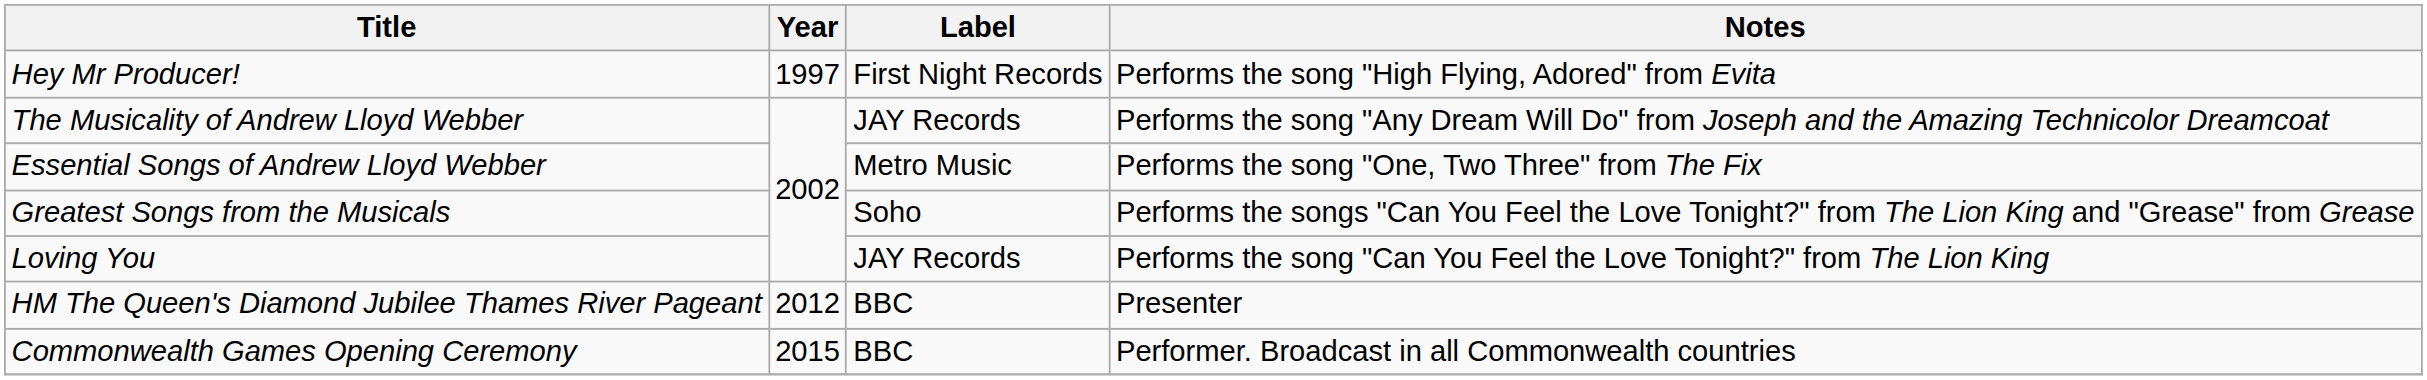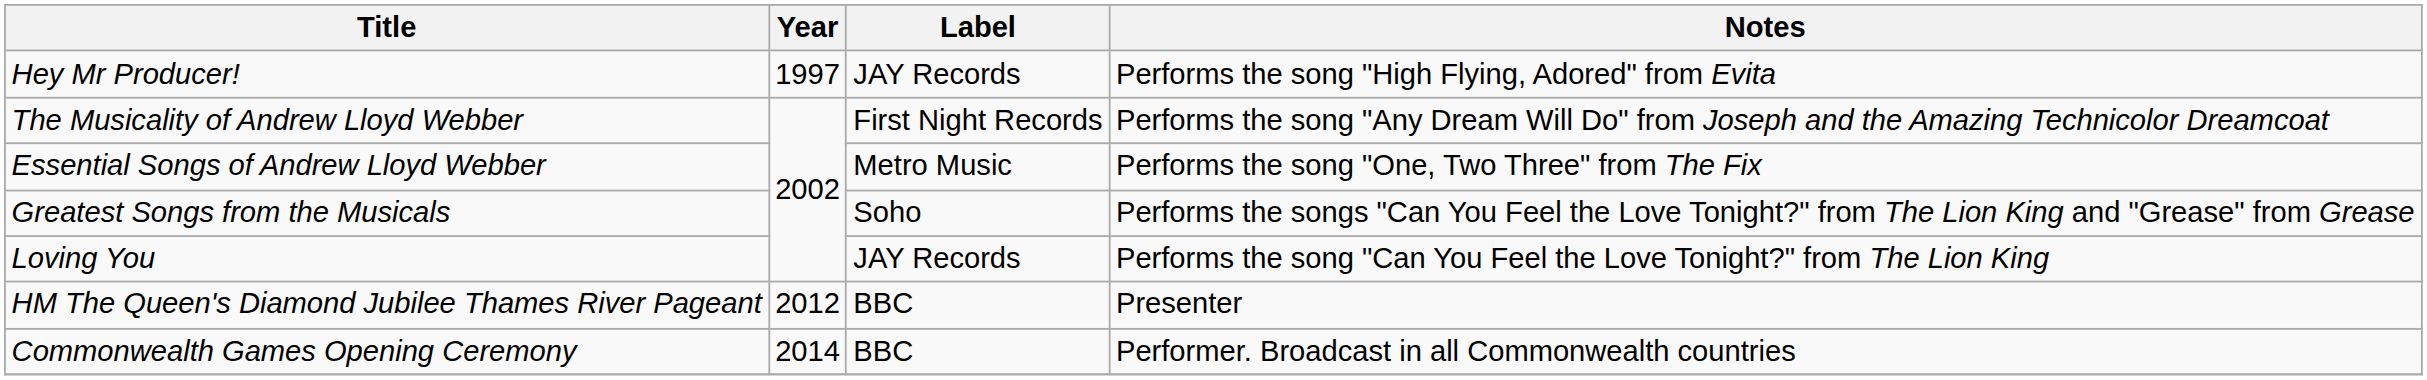(978, 73) First Night Records -> (937, 73) JAY Records
(937, 119) JAY Records -> (978, 119) First Night Records
(808, 350) 2015 -> (808, 350) 2014
